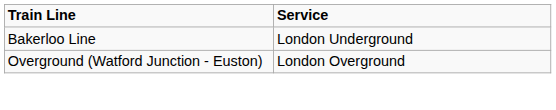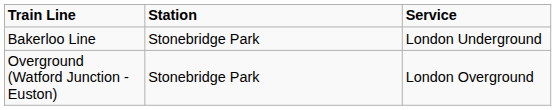+ column: (173, 15)
